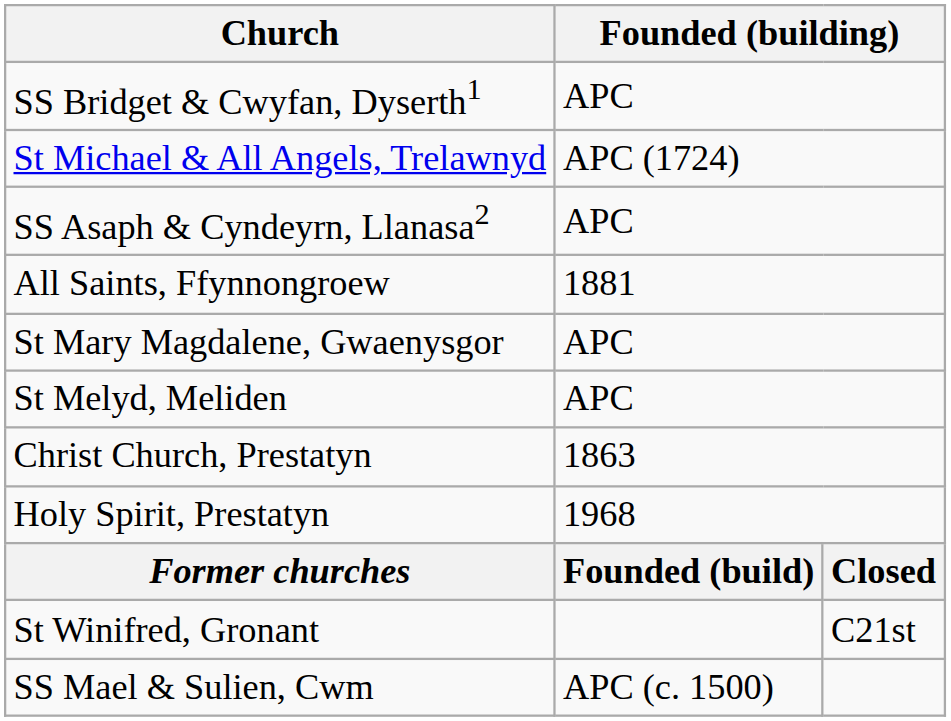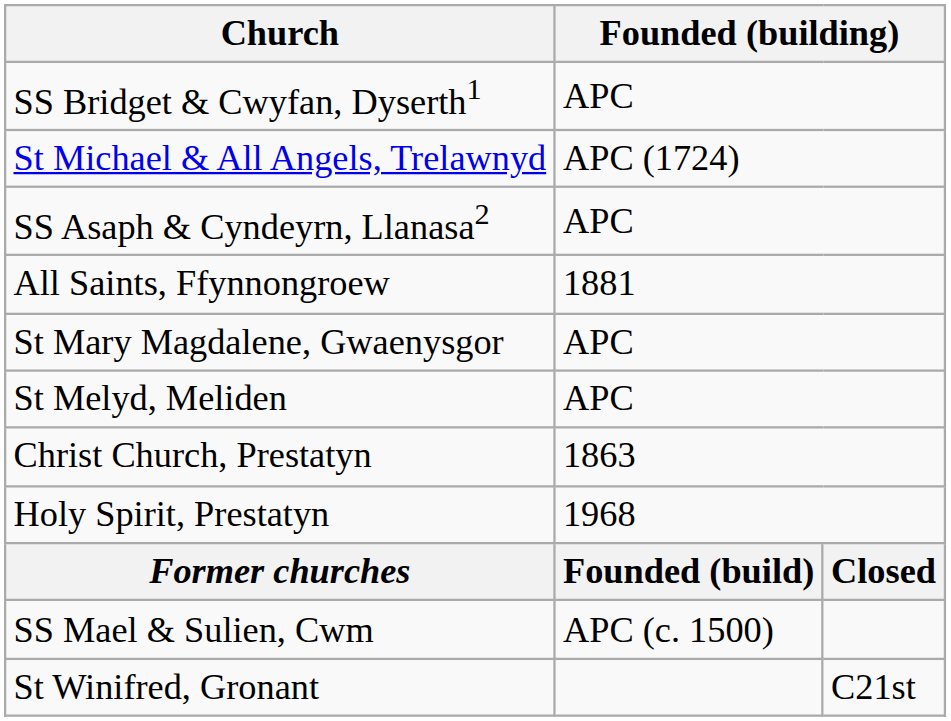rows swapped: (194, 686) <-> (166, 628)
